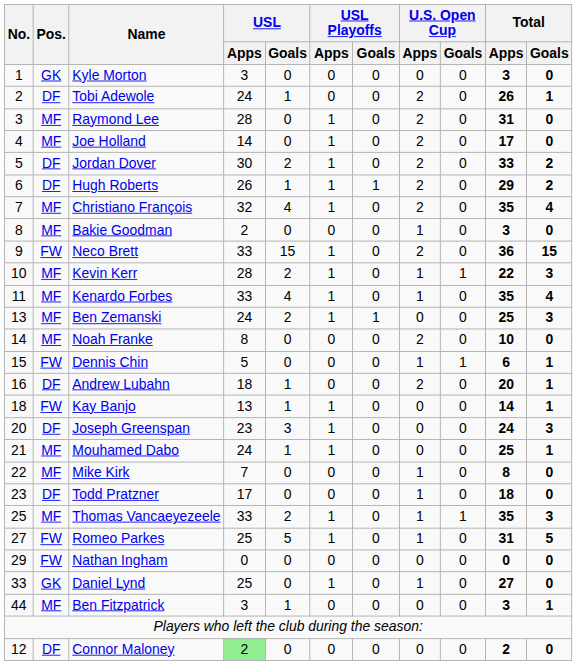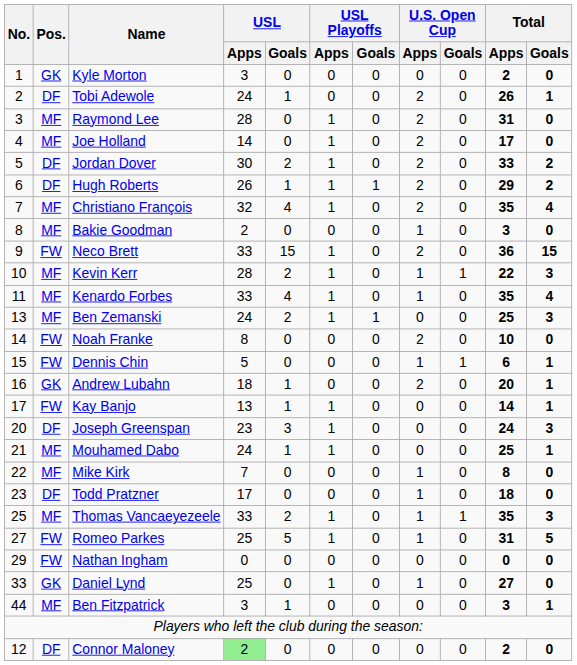(506, 75) 3 -> (506, 75) 2
(51, 340) MF -> (51, 340) FW
(51, 384) DF -> (51, 384) GK
(19, 406) 18 -> (19, 406) 17
